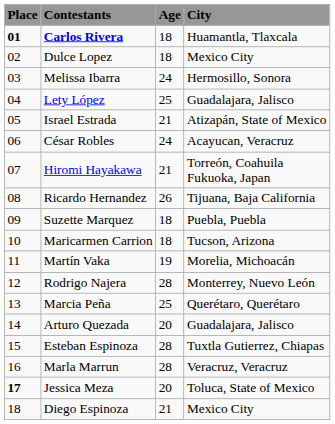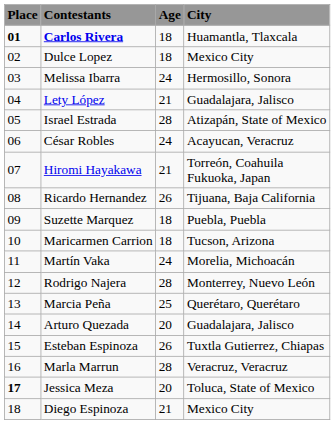(165, 99) 25 -> (165, 99) 21
(165, 120) 21 -> (165, 120) 28
(165, 261) 19 -> (165, 261) 24
(165, 345) 28 -> (165, 345) 26
